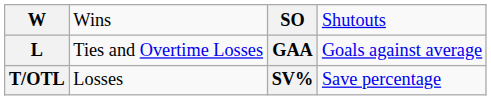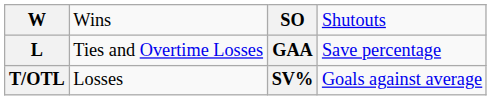(402, 50) Goals against average -> (381, 50) Save percentage
(381, 80) Save percentage -> (402, 80) Goals against average
